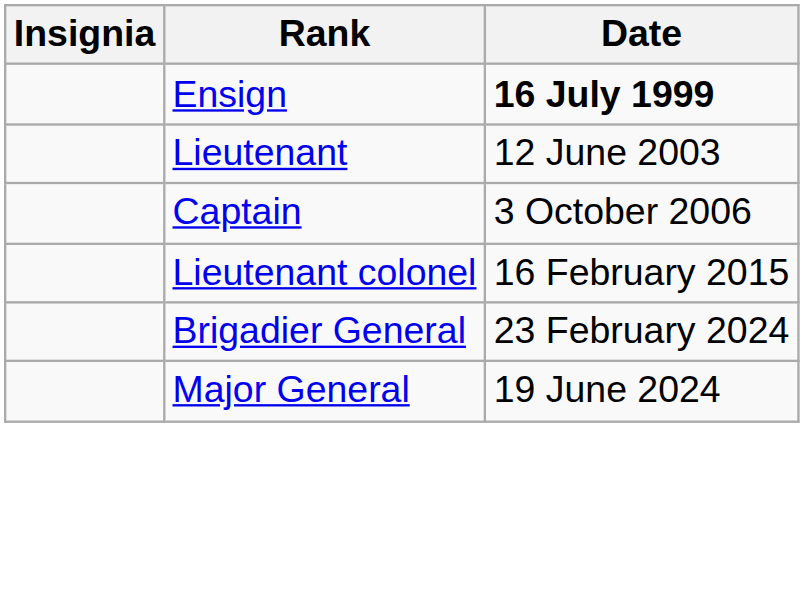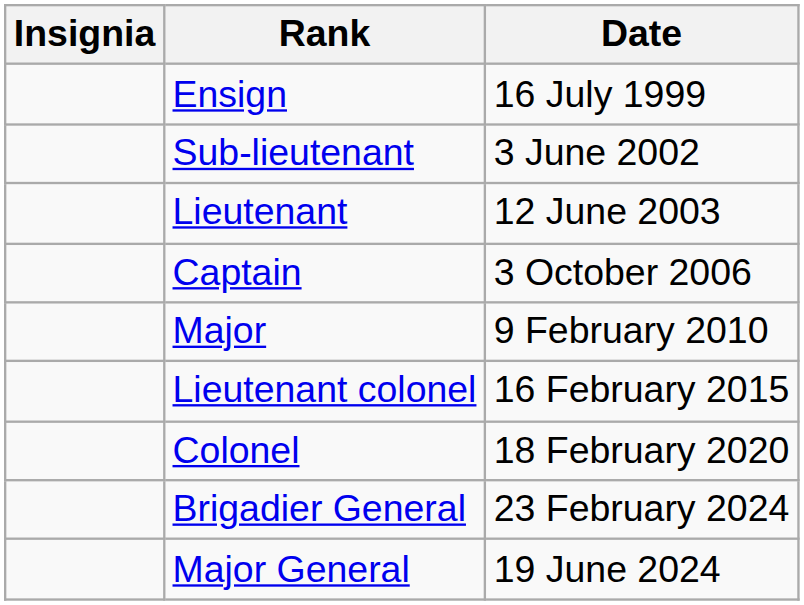(604, 93) bold -> (600, 93) normal
+ row: (293, 152)
+ row: (219, 331)
+ row: (236, 449)
